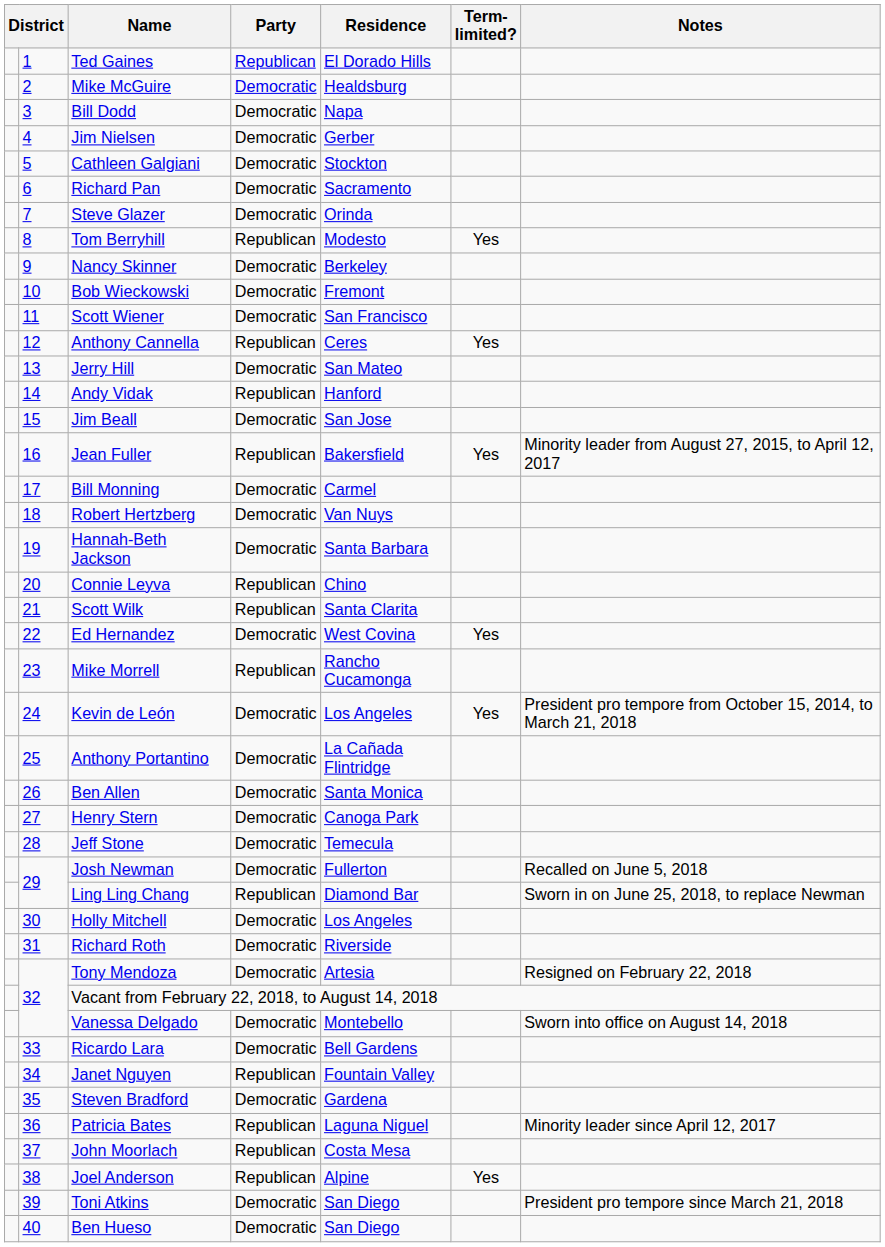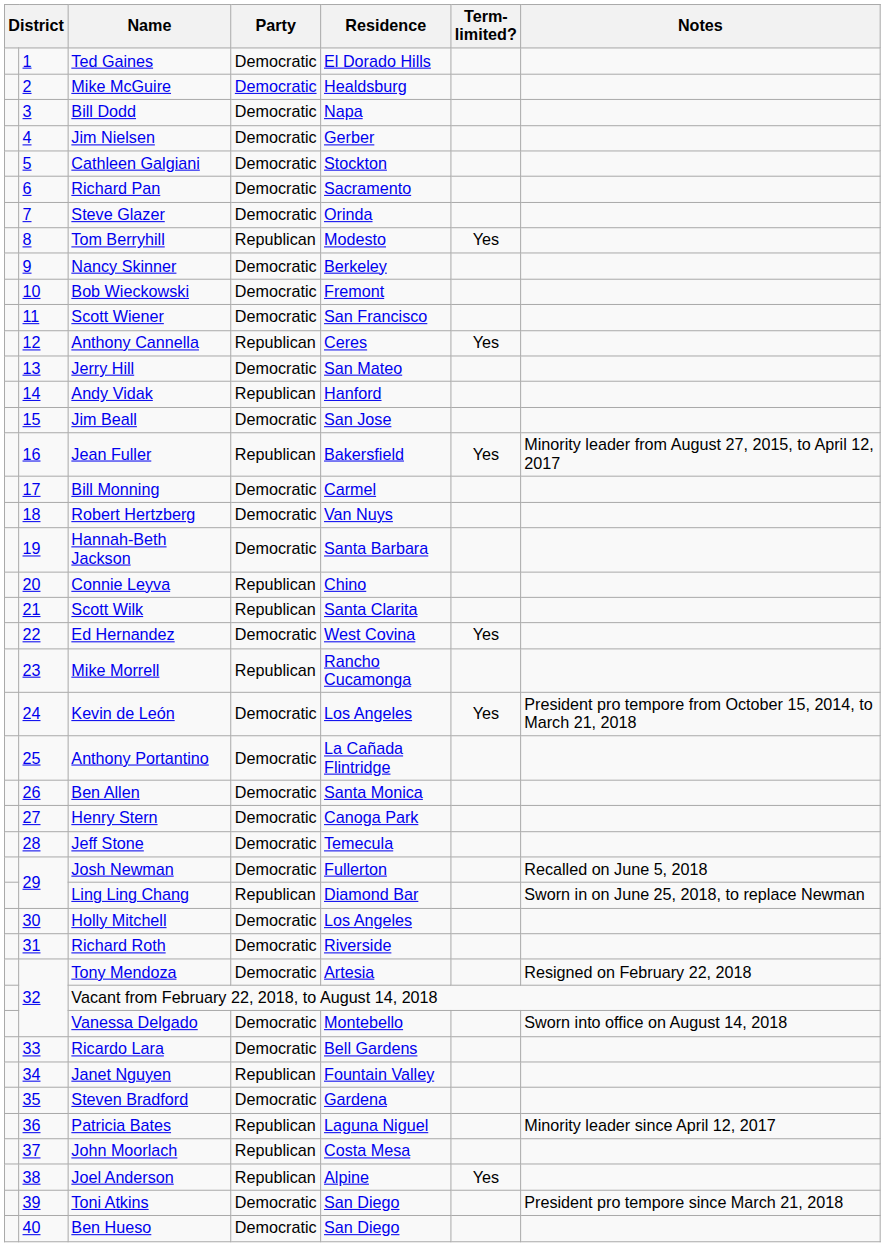(275, 61) Republican -> (276, 61) Democratic
